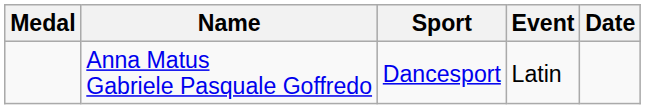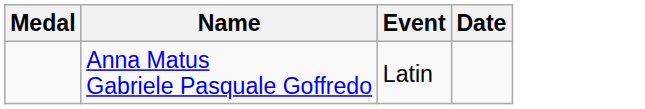- column: (442, 23)
